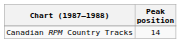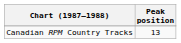(155, 32) 14 -> (155, 32) 13
